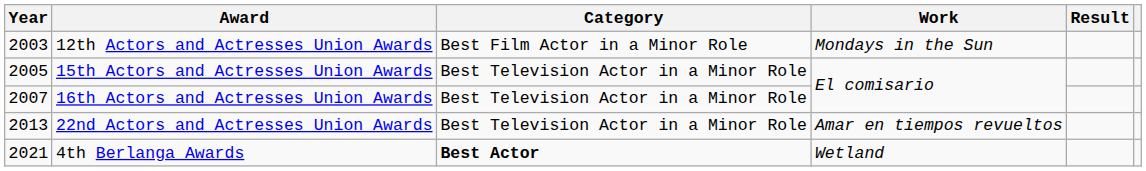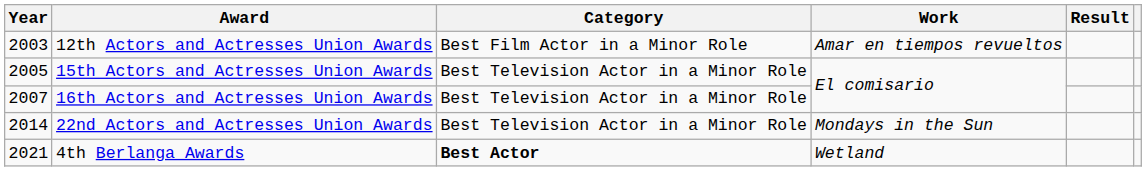(904, 45) Mondays in the Sun -> (939, 45) Amar en tiempos revueltos
(28, 126) 2013 -> (28, 126) 2014
(939, 126) Amar en tiempos revueltos -> (904, 126) Mondays in the Sun
